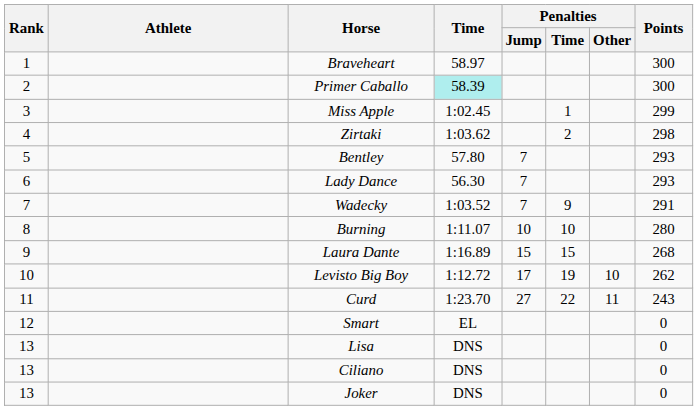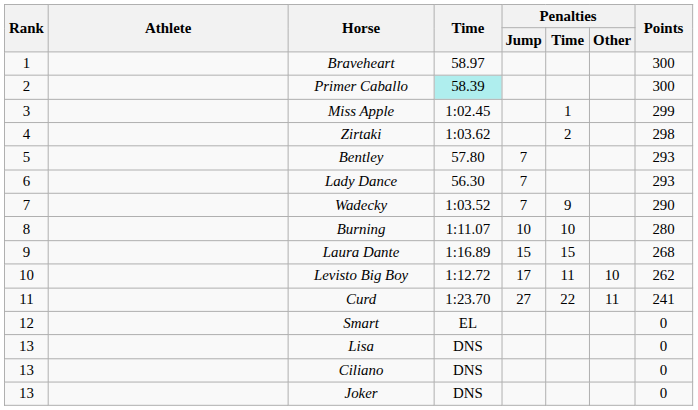(664, 205) 291 -> (664, 205) 290
(568, 275) 19 -> (568, 275) 11
(664, 299) 243 -> (664, 299) 241
